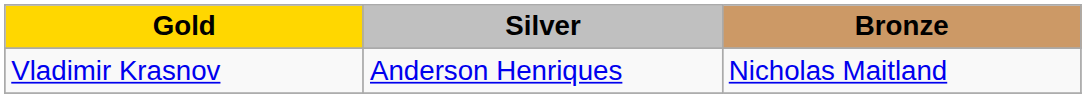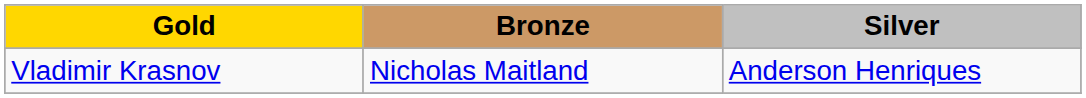columns swapped: (543, 26) <-> (902, 26)
